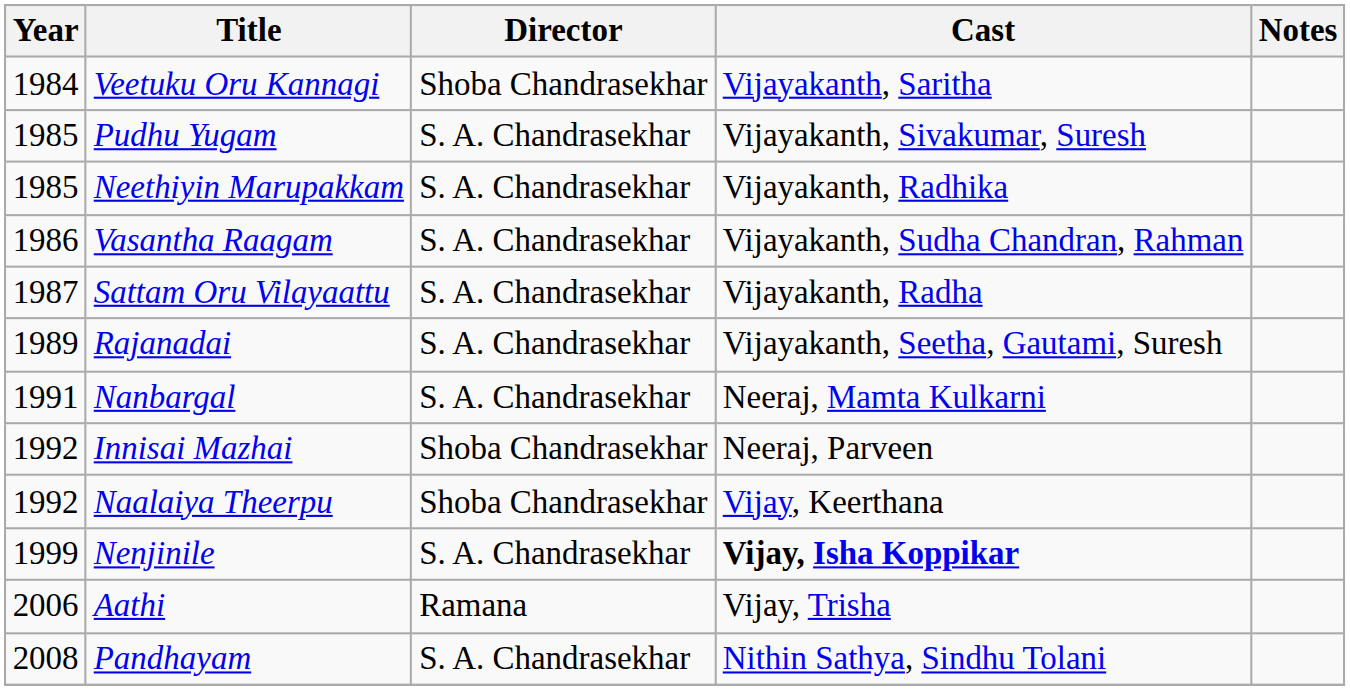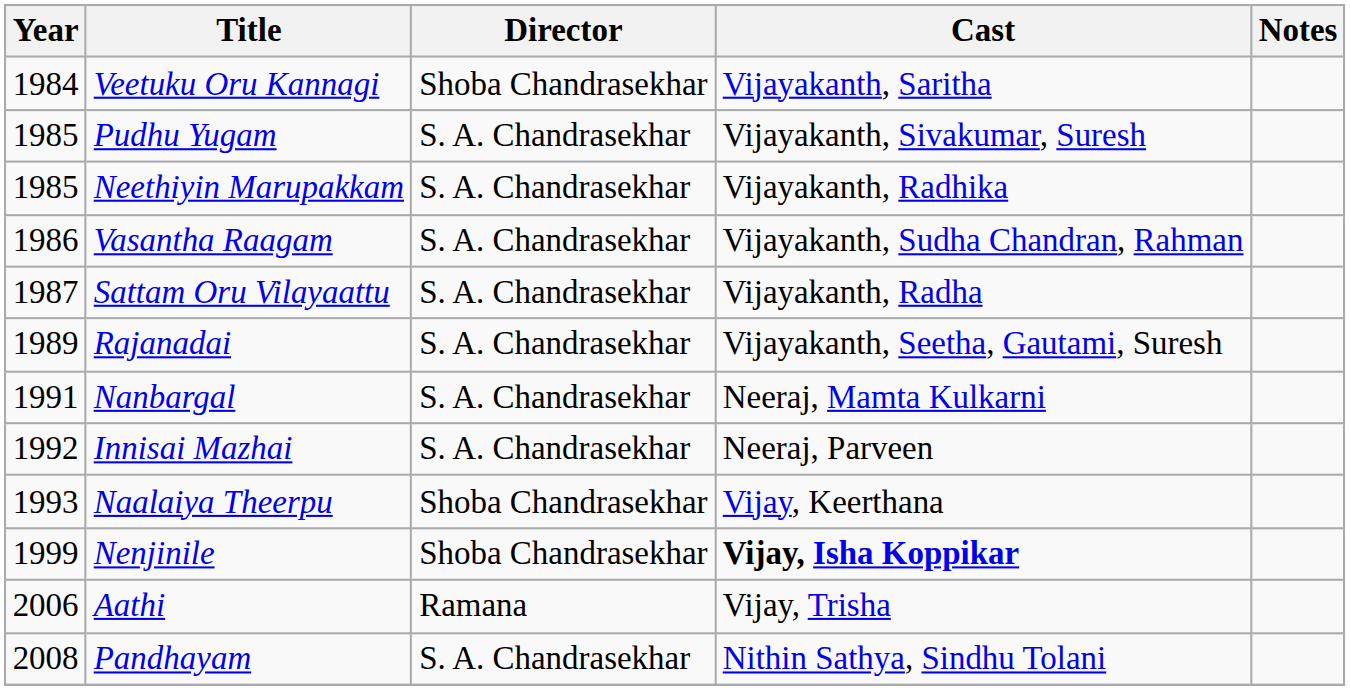(563, 448) Shoba Chandrasekhar -> (555, 448) S. A. Chandrasekhar
(46, 501) 1992 -> (46, 501) 1993
(555, 553) S. A. Chandrasekhar -> (563, 553) Shoba Chandrasekhar
